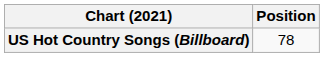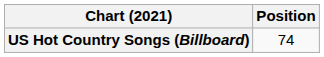(286, 40) 78 -> (286, 40) 74
